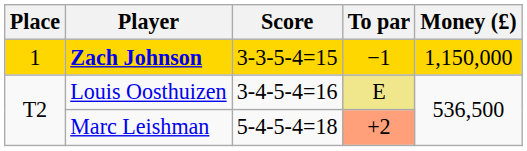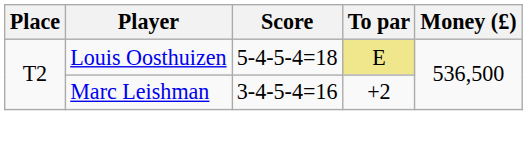- row: (136, 57)
(287, 92) 3-4-5-4=16 -> (287, 57) 5-4-5-4=18
(287, 127) 5-4-5-4=18 -> (287, 92) 3-4-5-4=16
(379, 127) lightsalmon background -> (379, 92) no background
